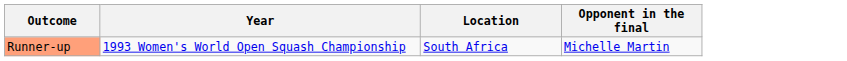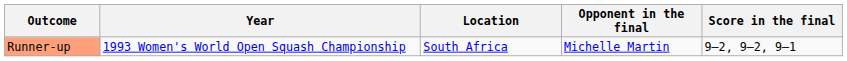+ column: (772, 21)
